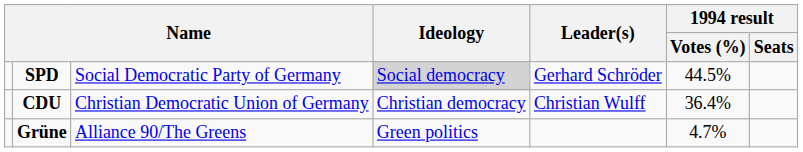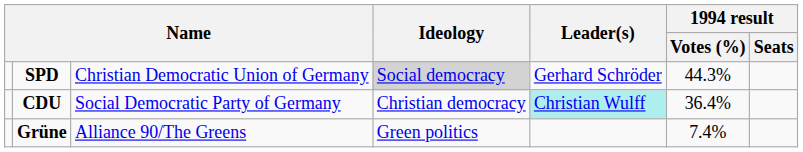(208, 75) Social Democratic Party of Germany -> (222, 75) Christian Democratic Union of Germany
(708, 75) 44.5% -> (708, 75) 44.3%
(222, 103) Christian Democratic Union of Germany -> (208, 103) Social Democratic Party of Germany
(590, 103) no background -> (590, 103) paleturquoise background
(708, 132) 4.7% -> (708, 132) 7.4%
